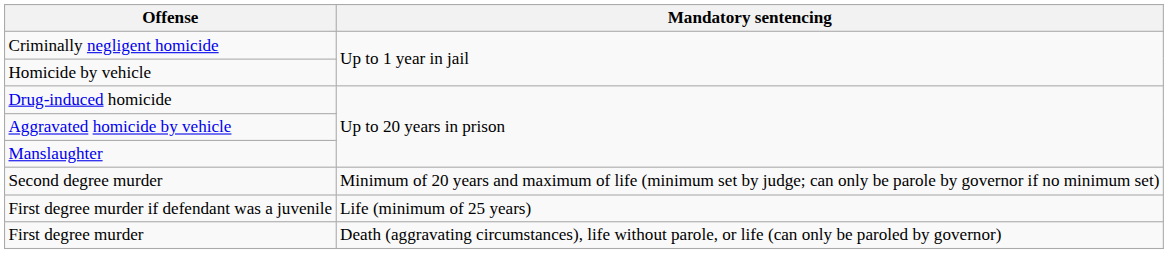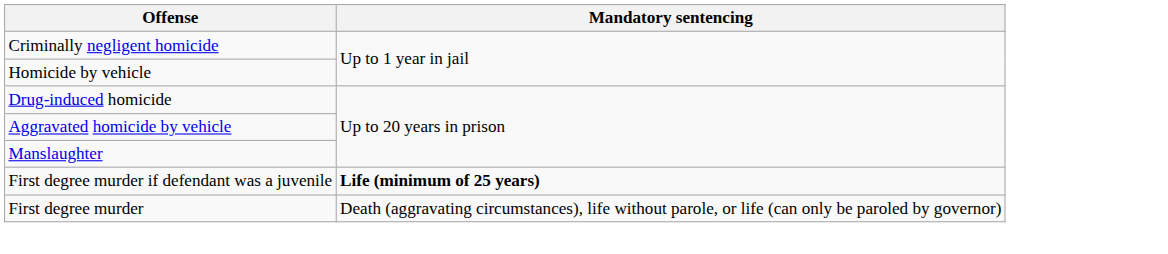- row: (85, 180)
(436, 208) normal -> (440, 180) bold
